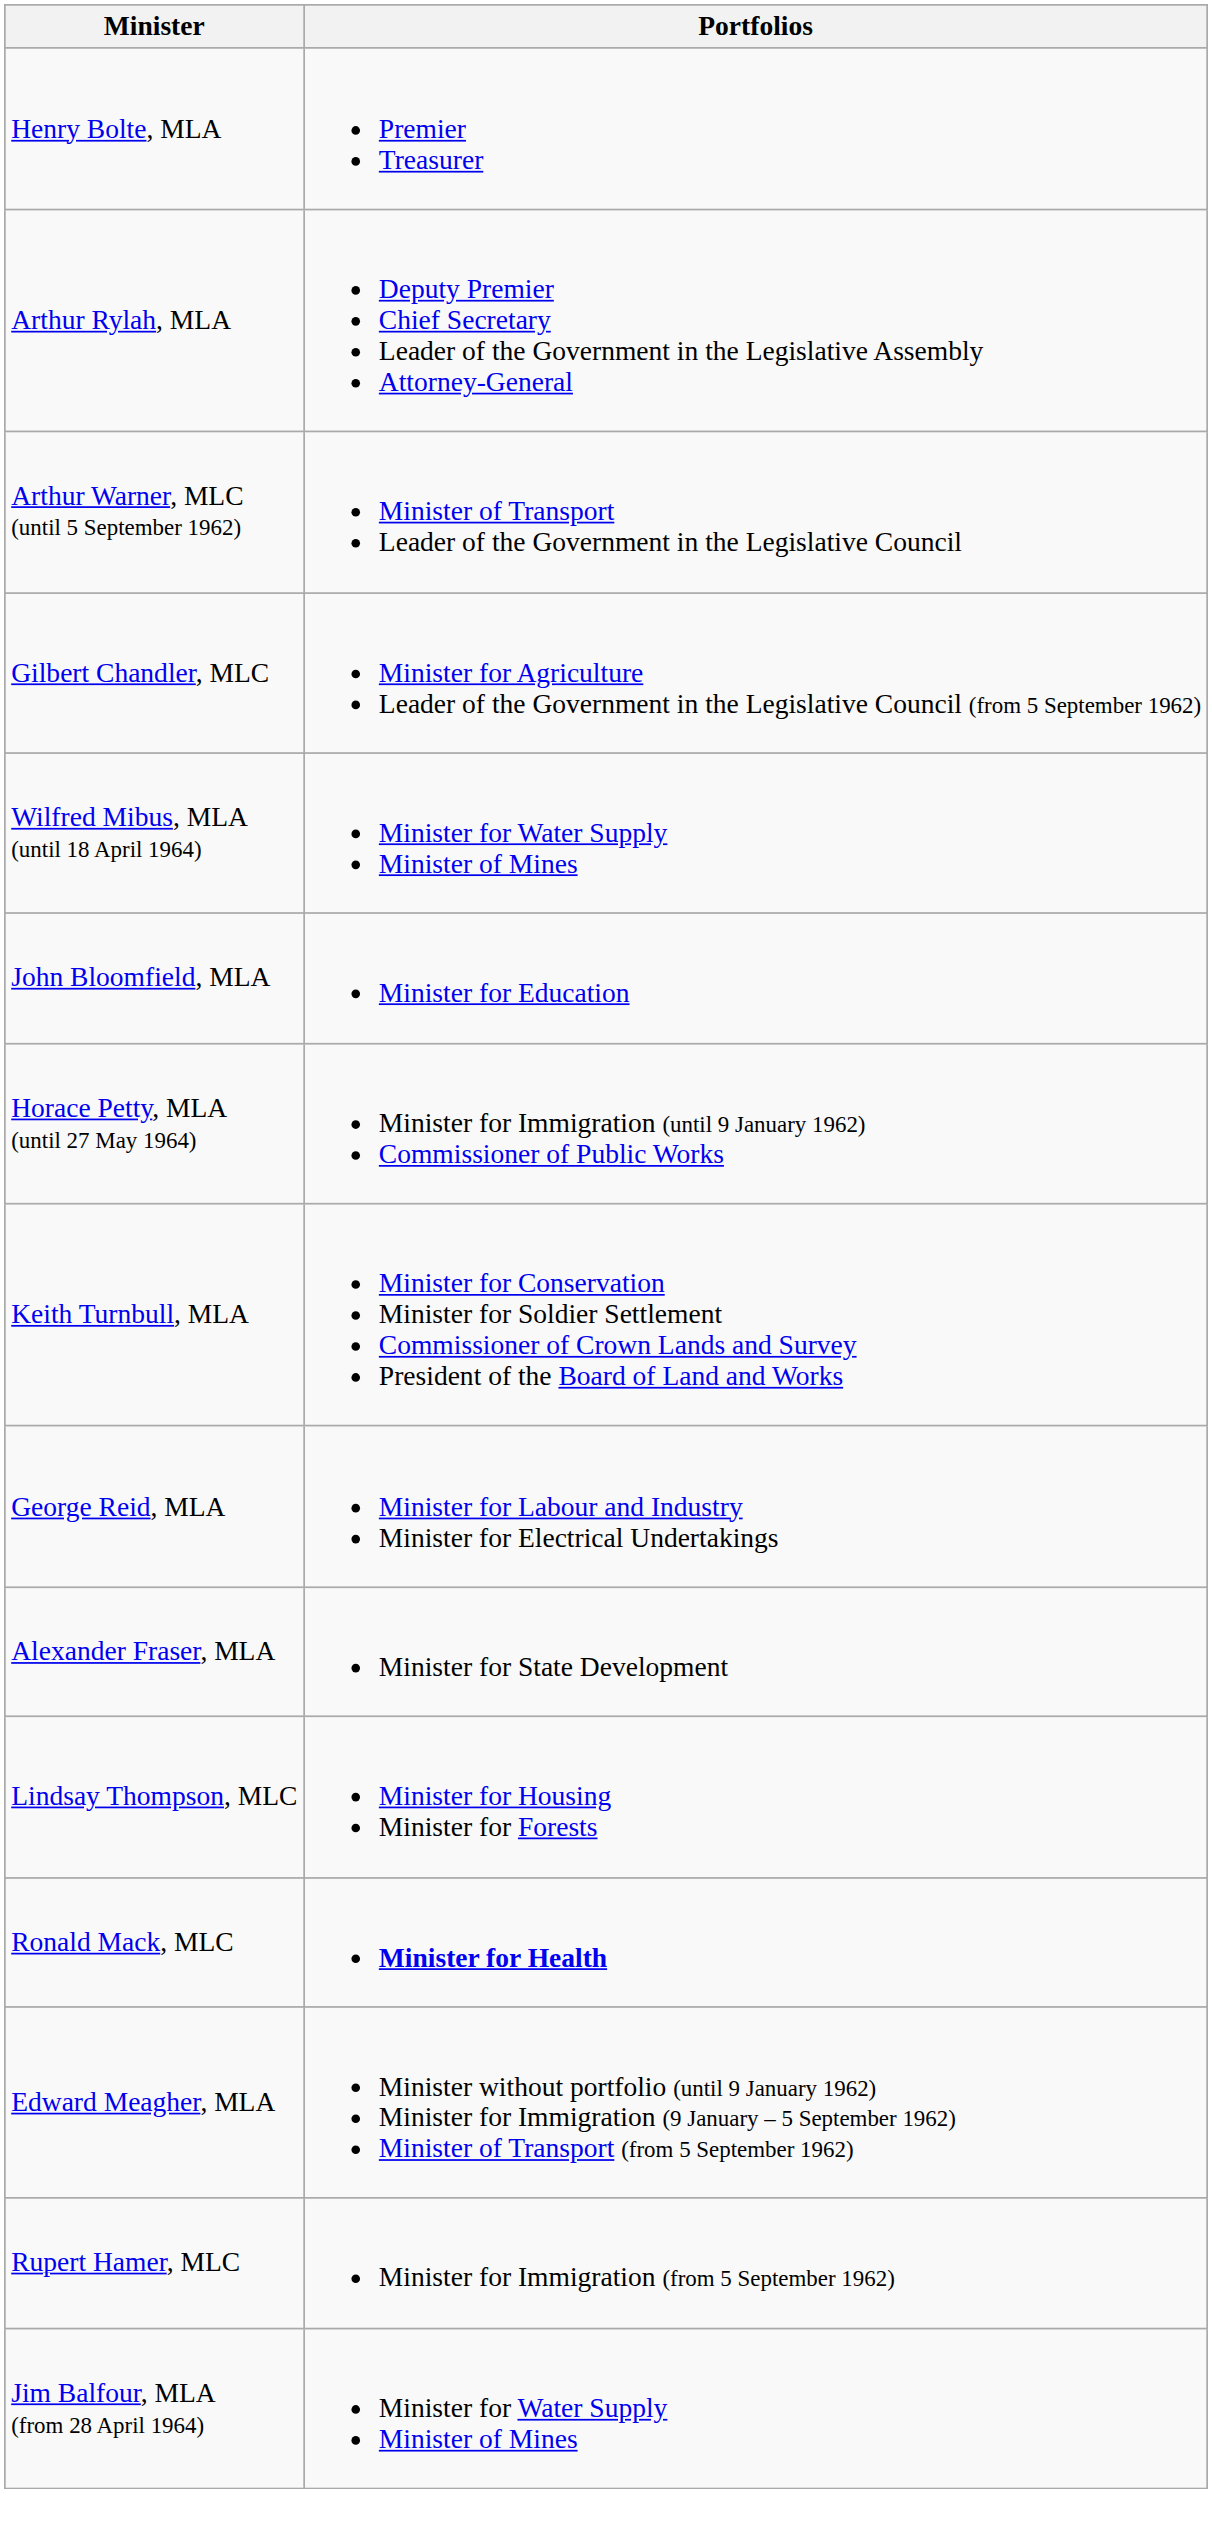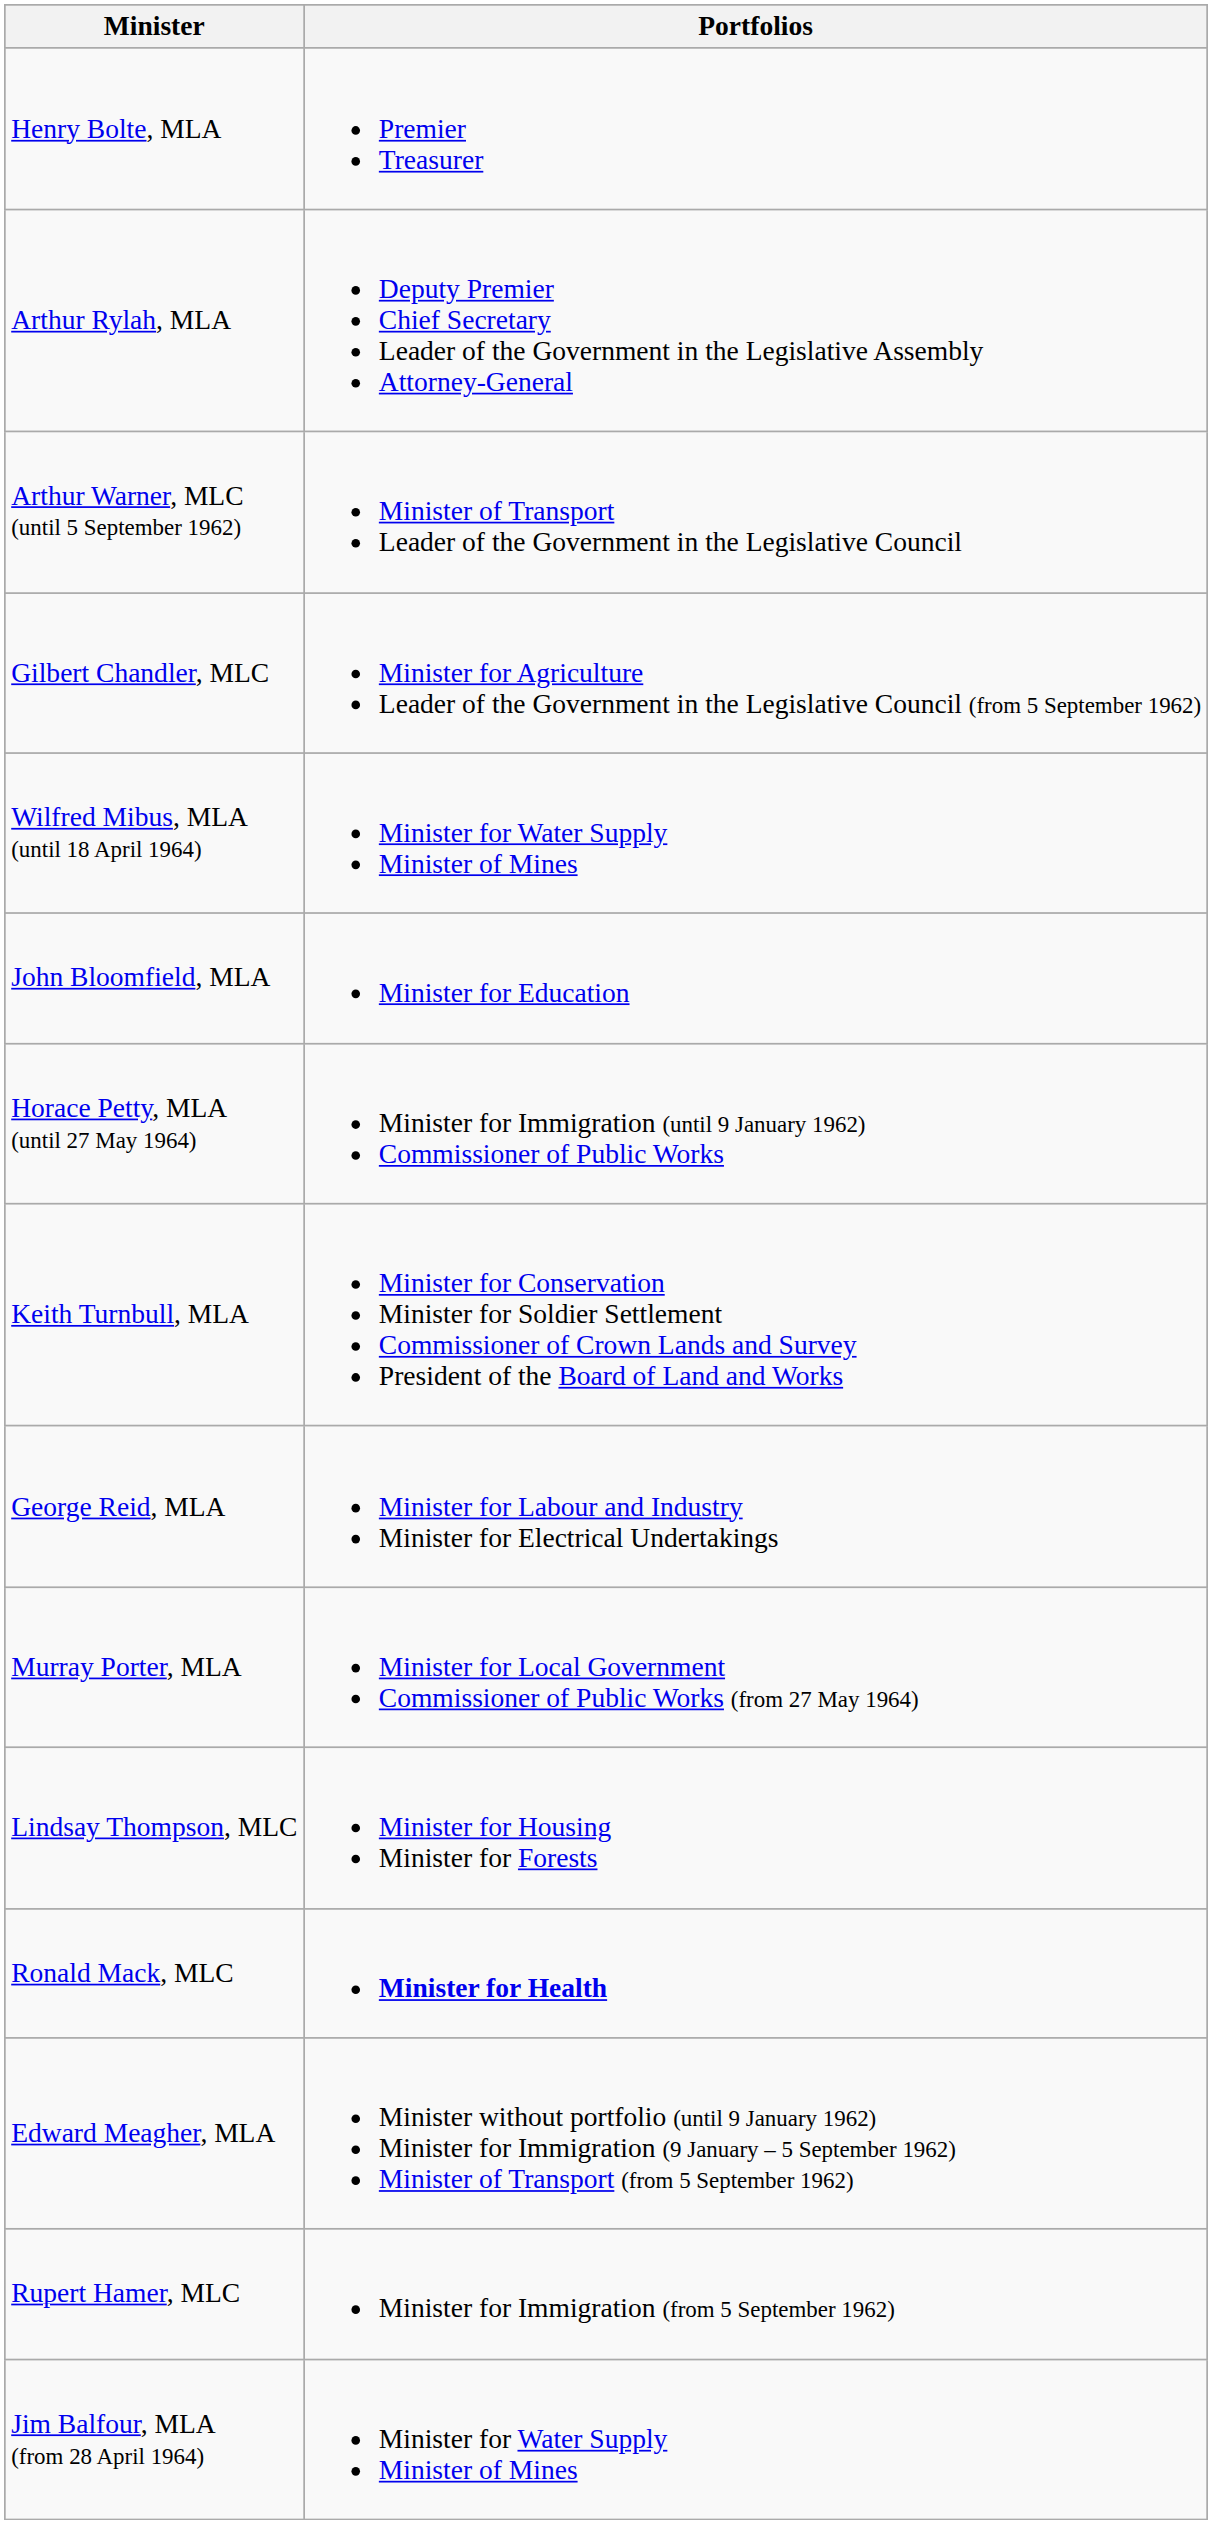+ row: (126, 1666)
- row: (143, 1651)
